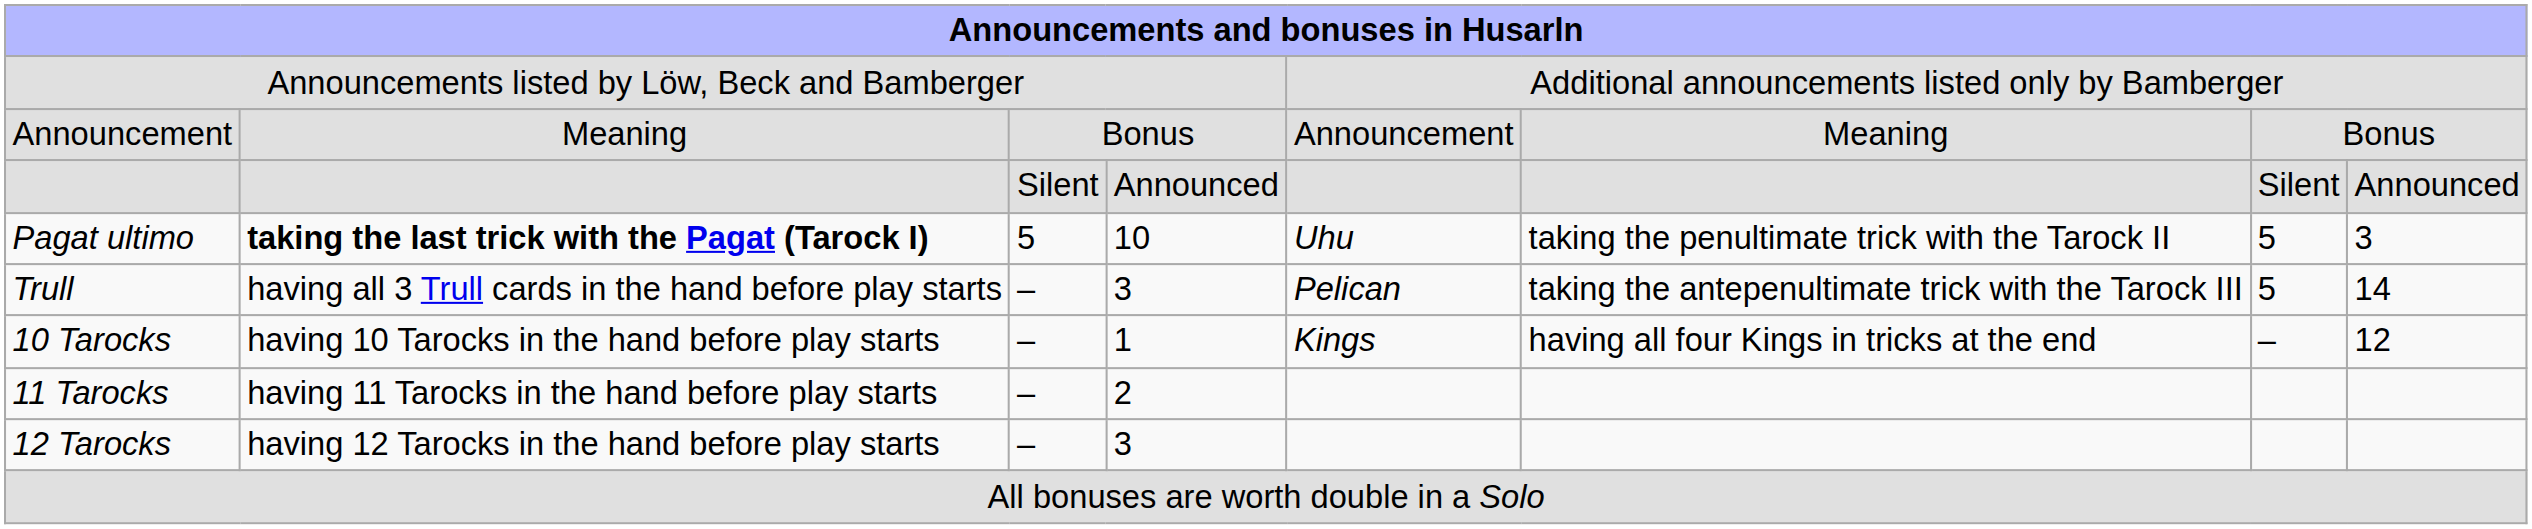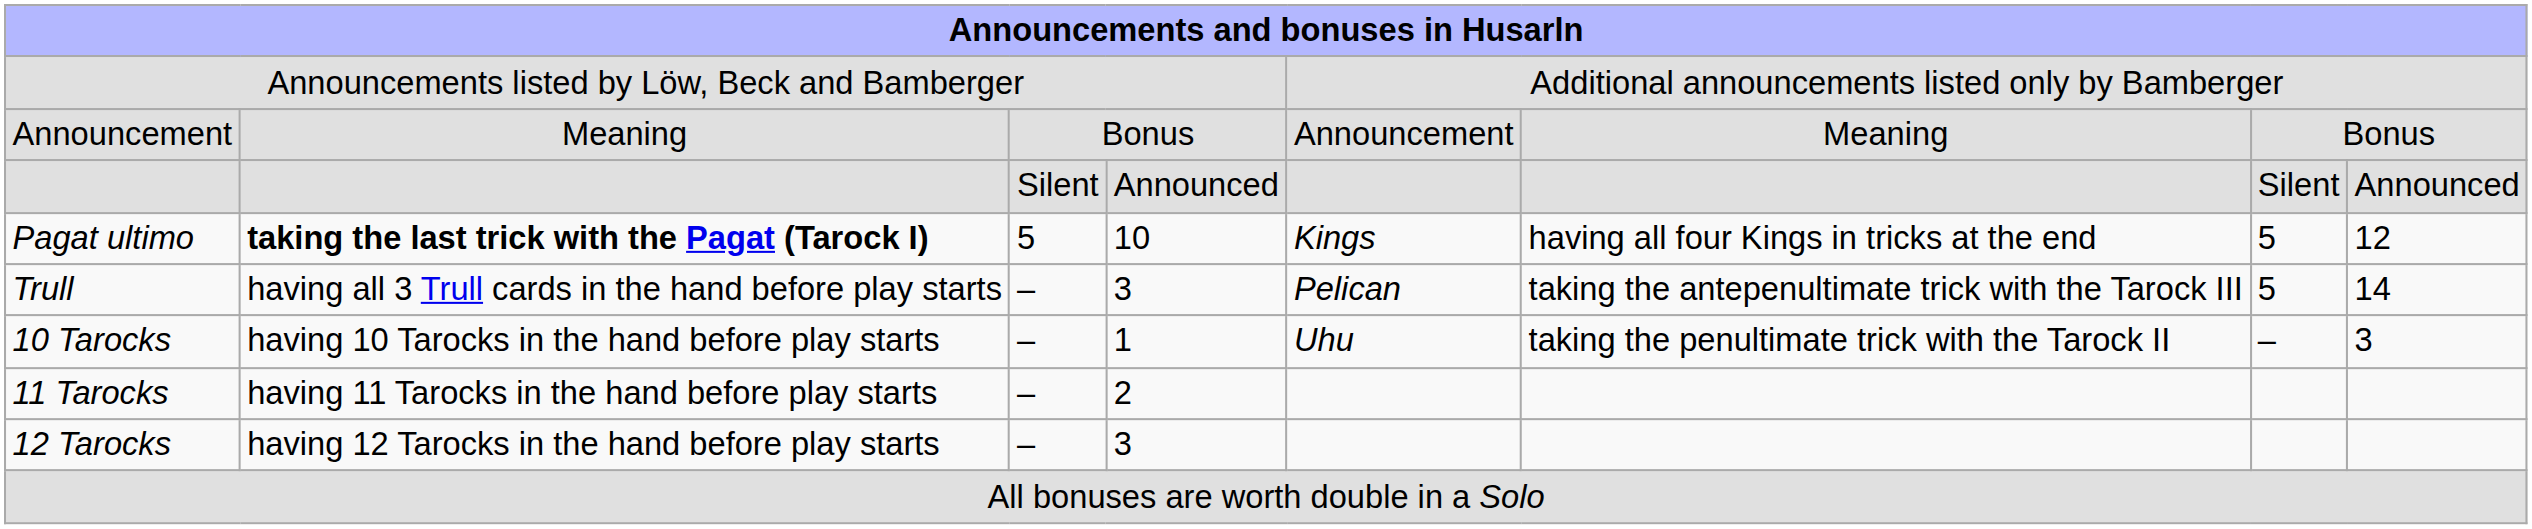(1324, 237) Uhu -> (1335, 237) Kings
(1849, 237) taking the penultimate trick with the Tarock II -> (1813, 237) having all four Kings in tricks at the end
(2364, 237) 3 -> (2373, 237) 12
(1335, 340) Kings -> (1324, 340) Uhu
(1813, 340) having all four Kings in tricks at the end -> (1849, 340) taking the penultimate trick with the Tarock II
(2373, 340) 12 -> (2364, 340) 3
